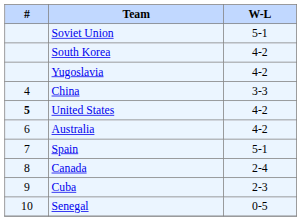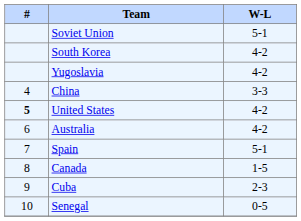(260, 168) 2-4 -> (260, 168) 1-5
